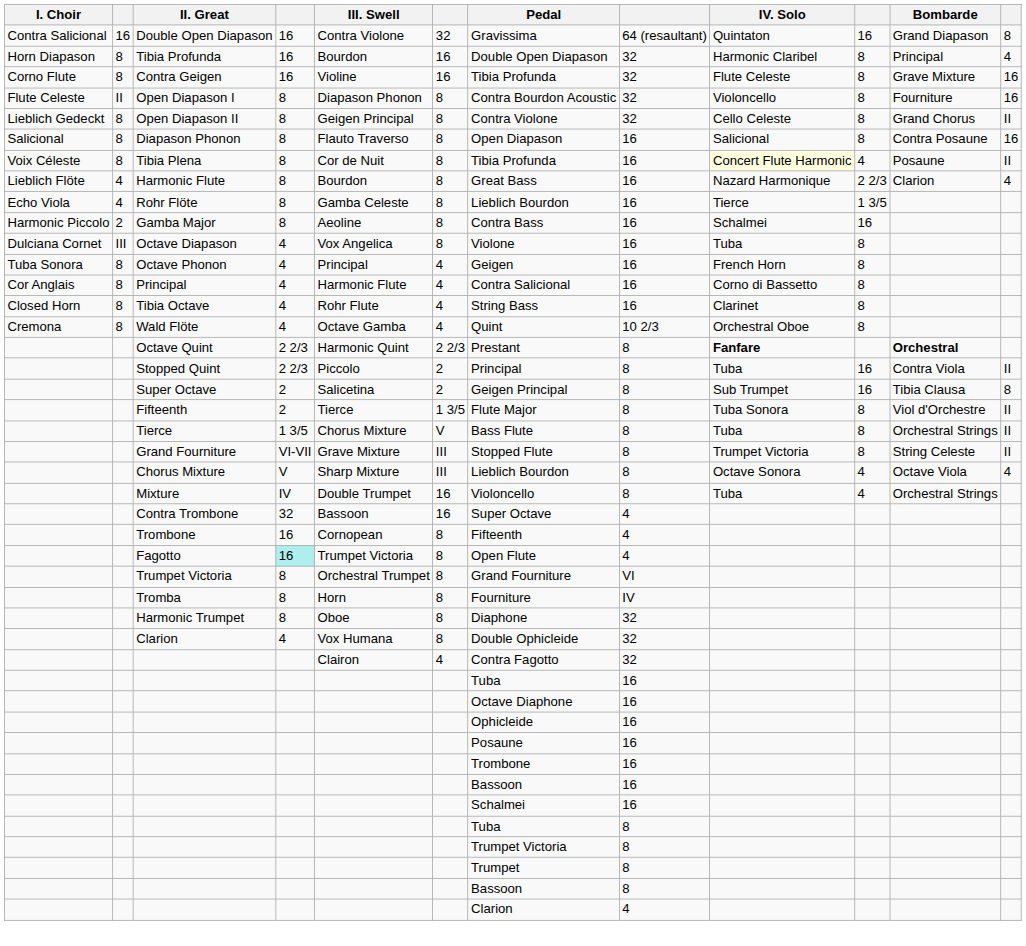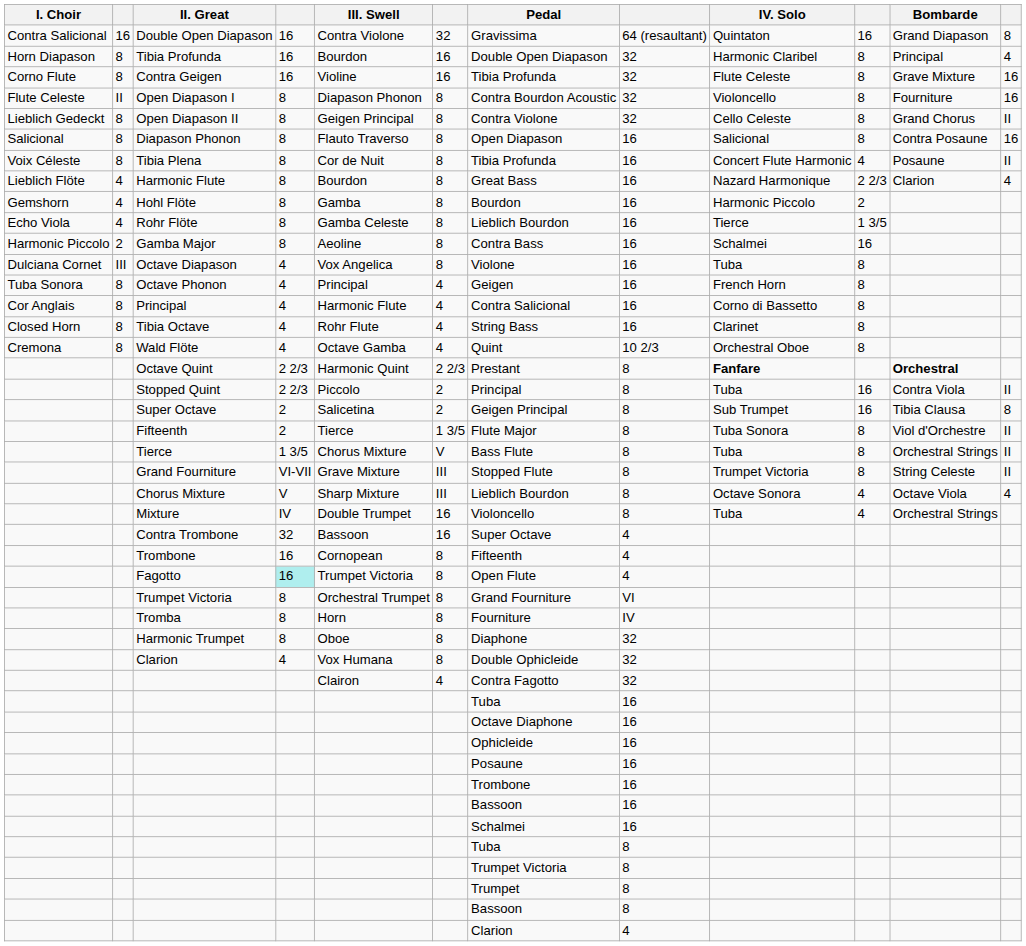(782, 160) lightyellow background -> (782, 160) no background
+ row: (38, 202)
